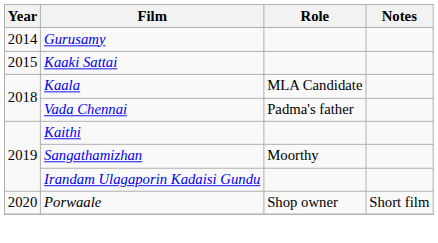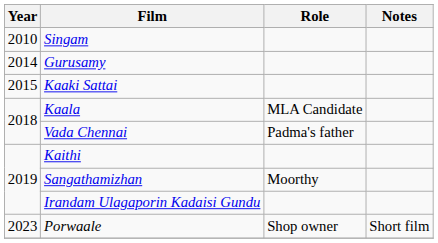+ row: (66, 39)
(23, 202) 2020 -> (23, 226) 2023
